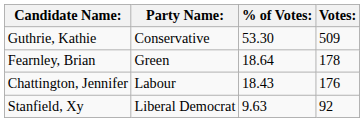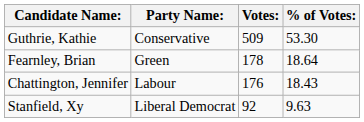columns swapped: (338, 15) <-> (277, 15)
